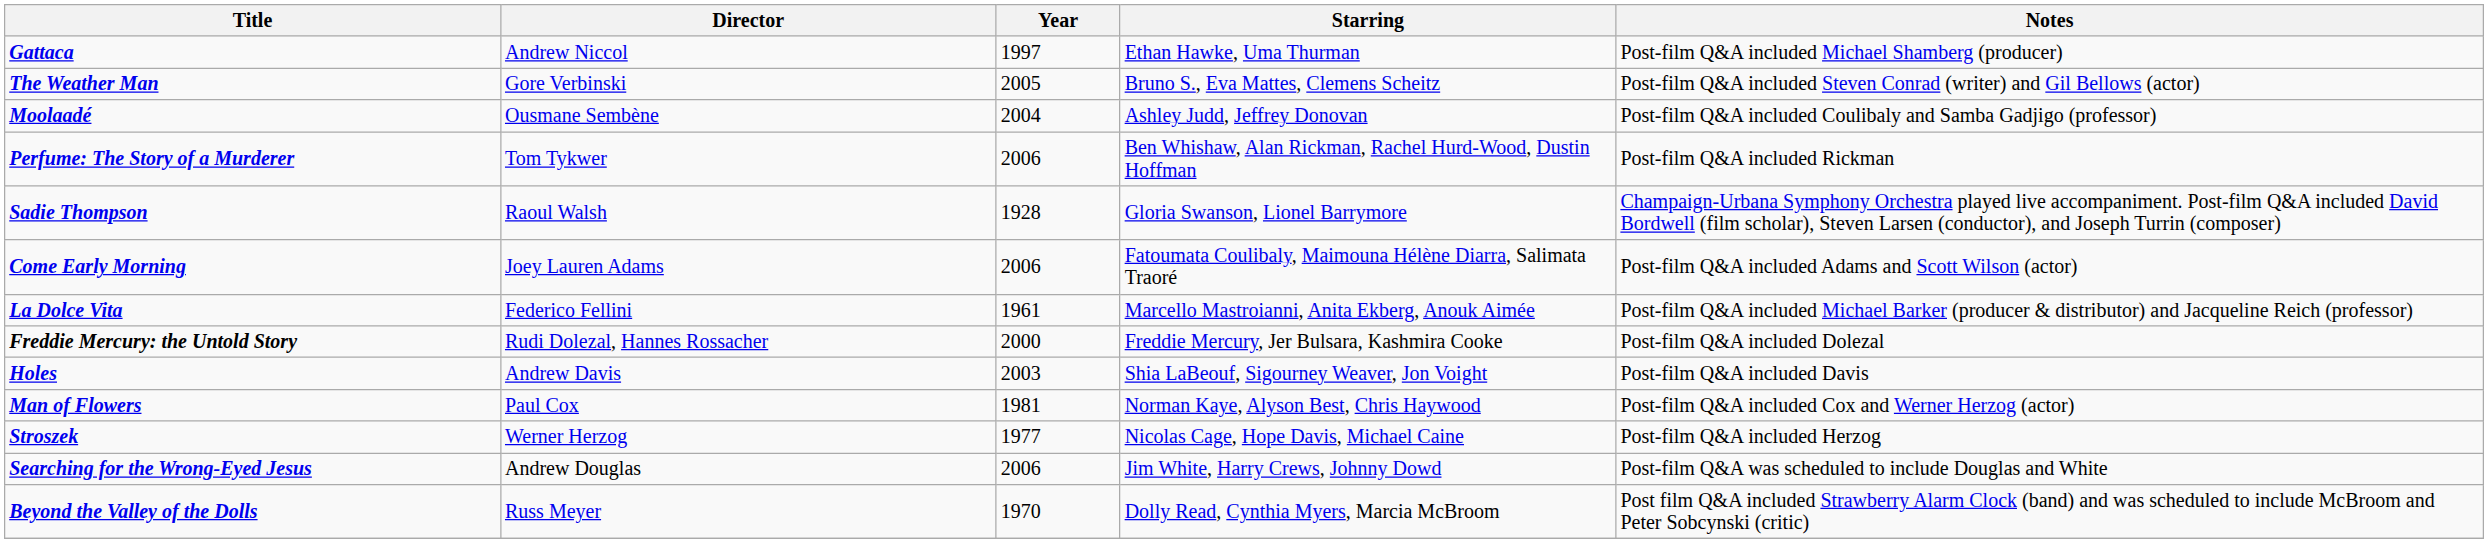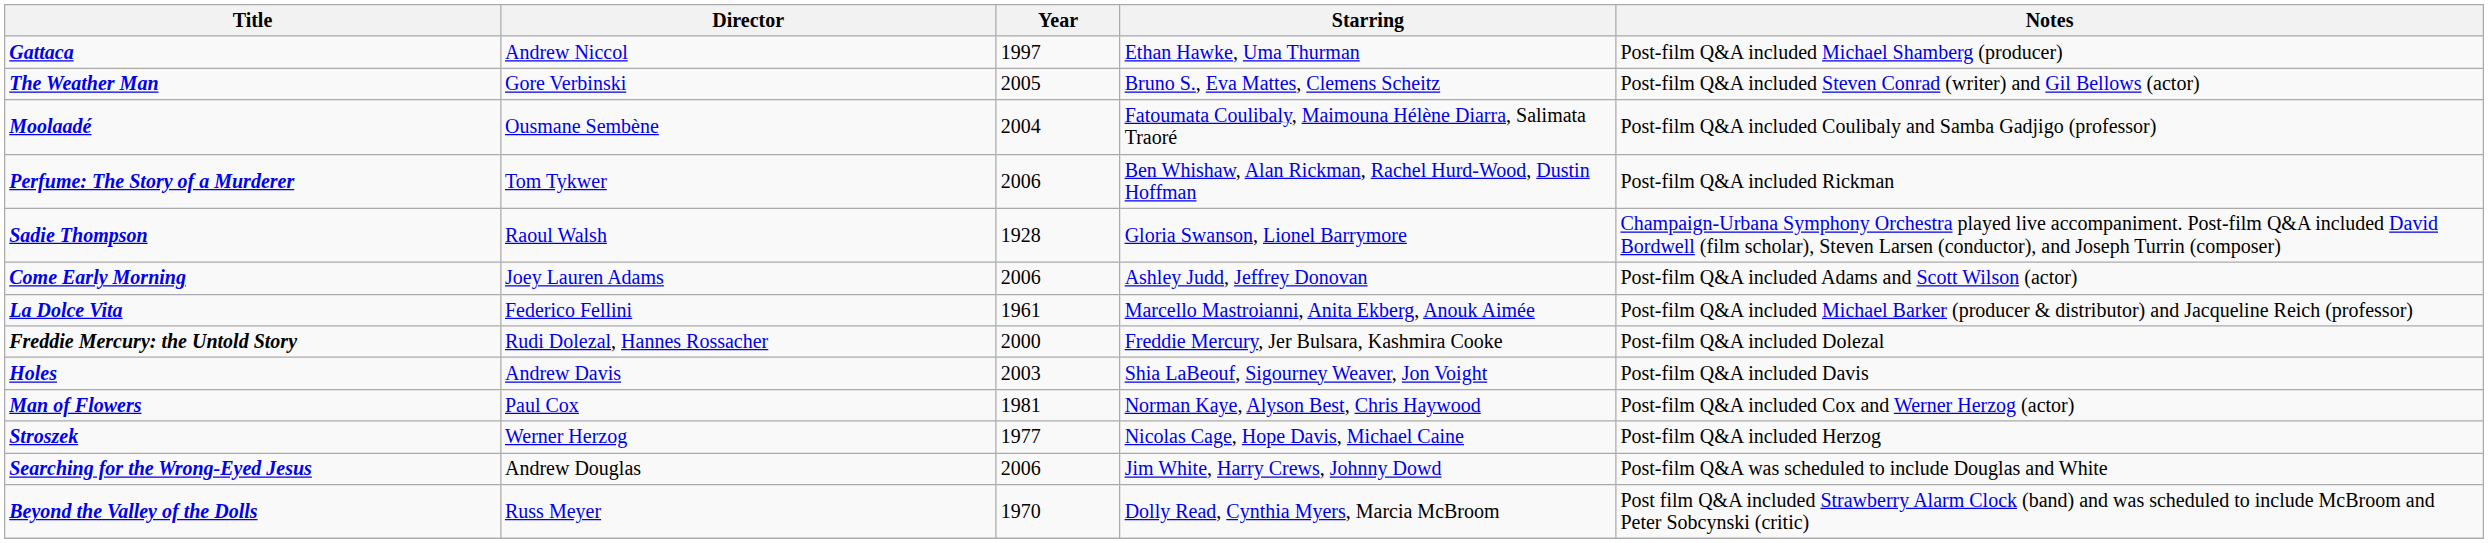(1246, 115) Ashley Judd, Jeffrey Donovan -> (1355, 126) Fatoumata Coulibaly, Maimouna Hélène Diarra, Salimata Traoré
(1355, 266) Fatoumata Coulibaly, Maimouna Hélène Diarra, Salimata Traoré -> (1246, 278) Ashley Judd, Jeffrey Donovan
